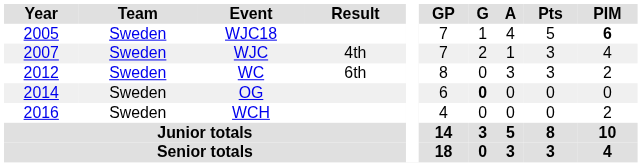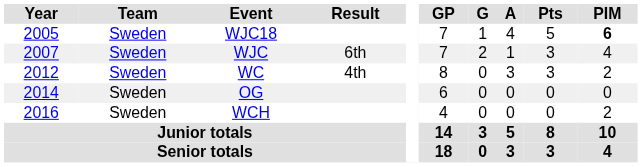(355, 53) 4th -> (355, 53) 6th
(355, 73) 6th -> (355, 73) 4th
(483, 93) bold -> (483, 93) normal
